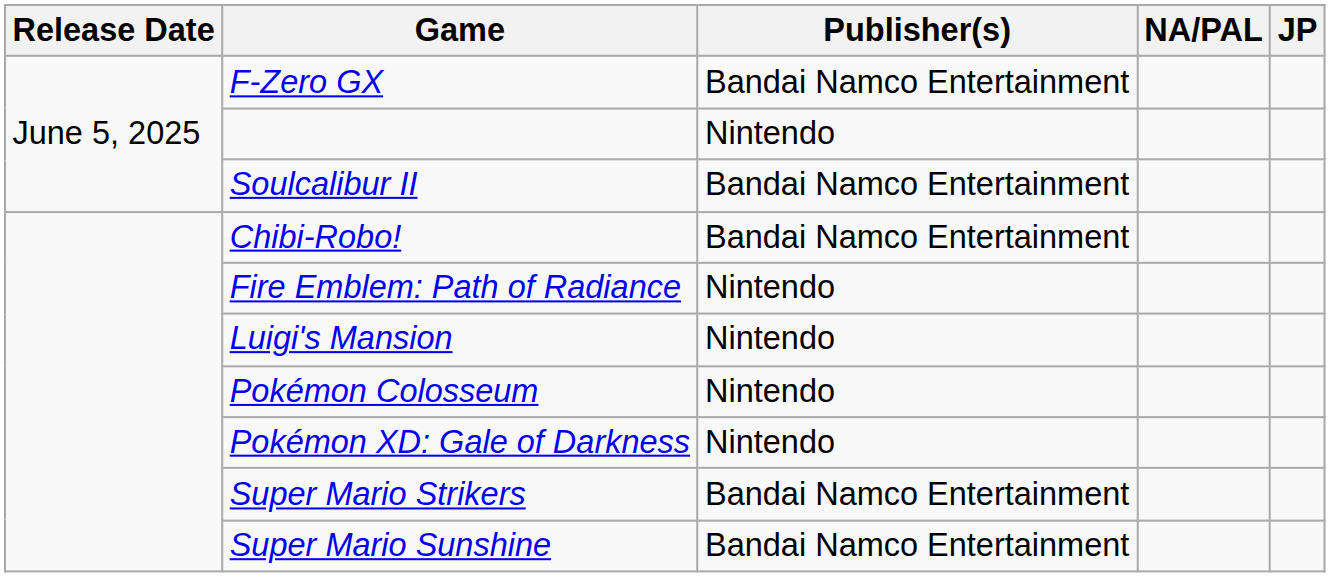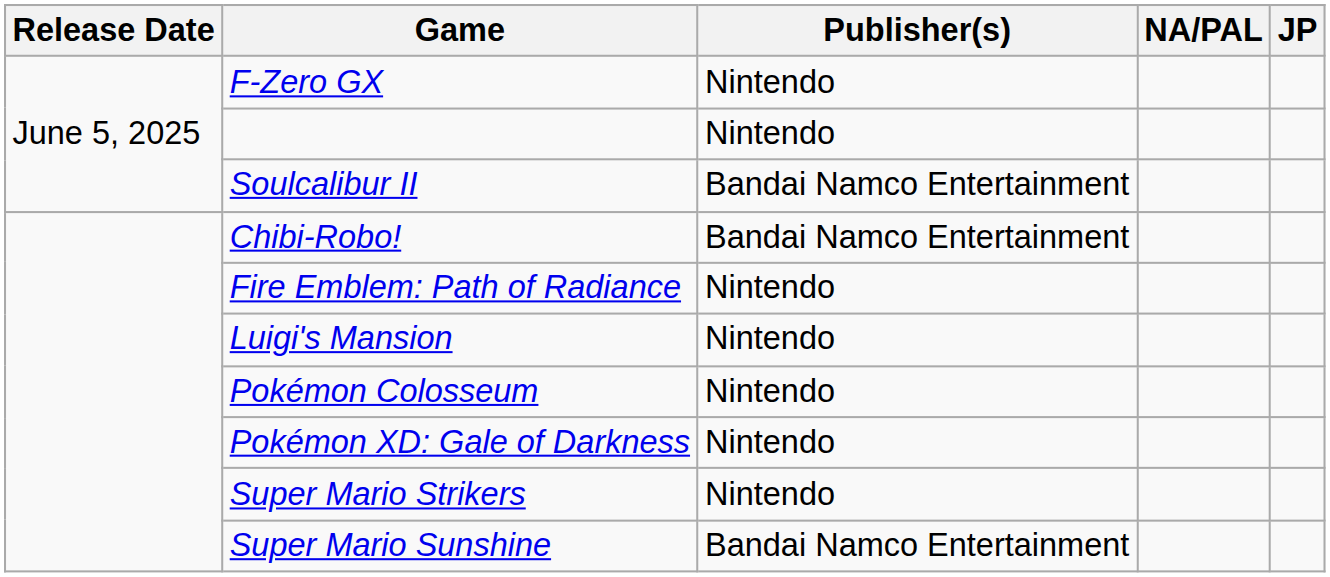(917, 81) Bandai Namco Entertainment -> (770, 81) Nintendo
(917, 493) Bandai Namco Entertainment -> (770, 493) Nintendo
